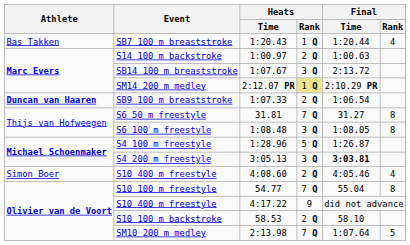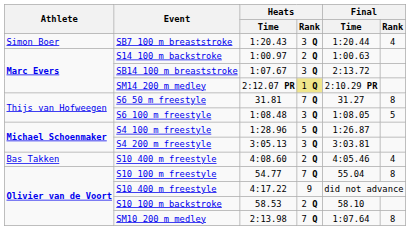(33, 41) Bas Takken -> (33, 41) Simon Boer
(309, 41) 1 Q -> (309, 41) 3 Q
- row: (174, 100)
(393, 129) 8 -> (393, 115) 5
(351, 159) bold -> (351, 144) normal
(33, 174) Simon Boer -> (33, 159) Bas Takken
(393, 233) 5 -> (393, 218) 8
